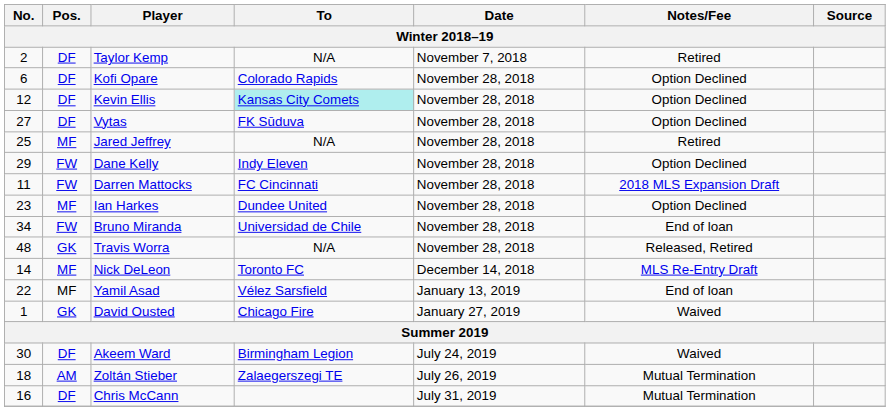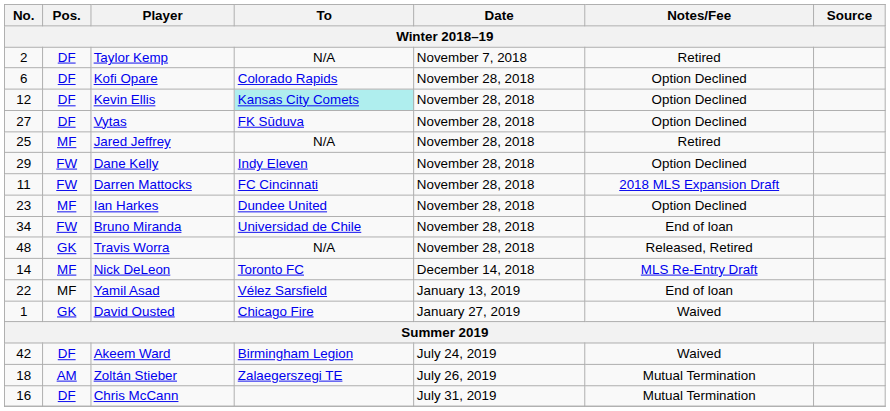(24, 354) 30 -> (24, 354) 42
